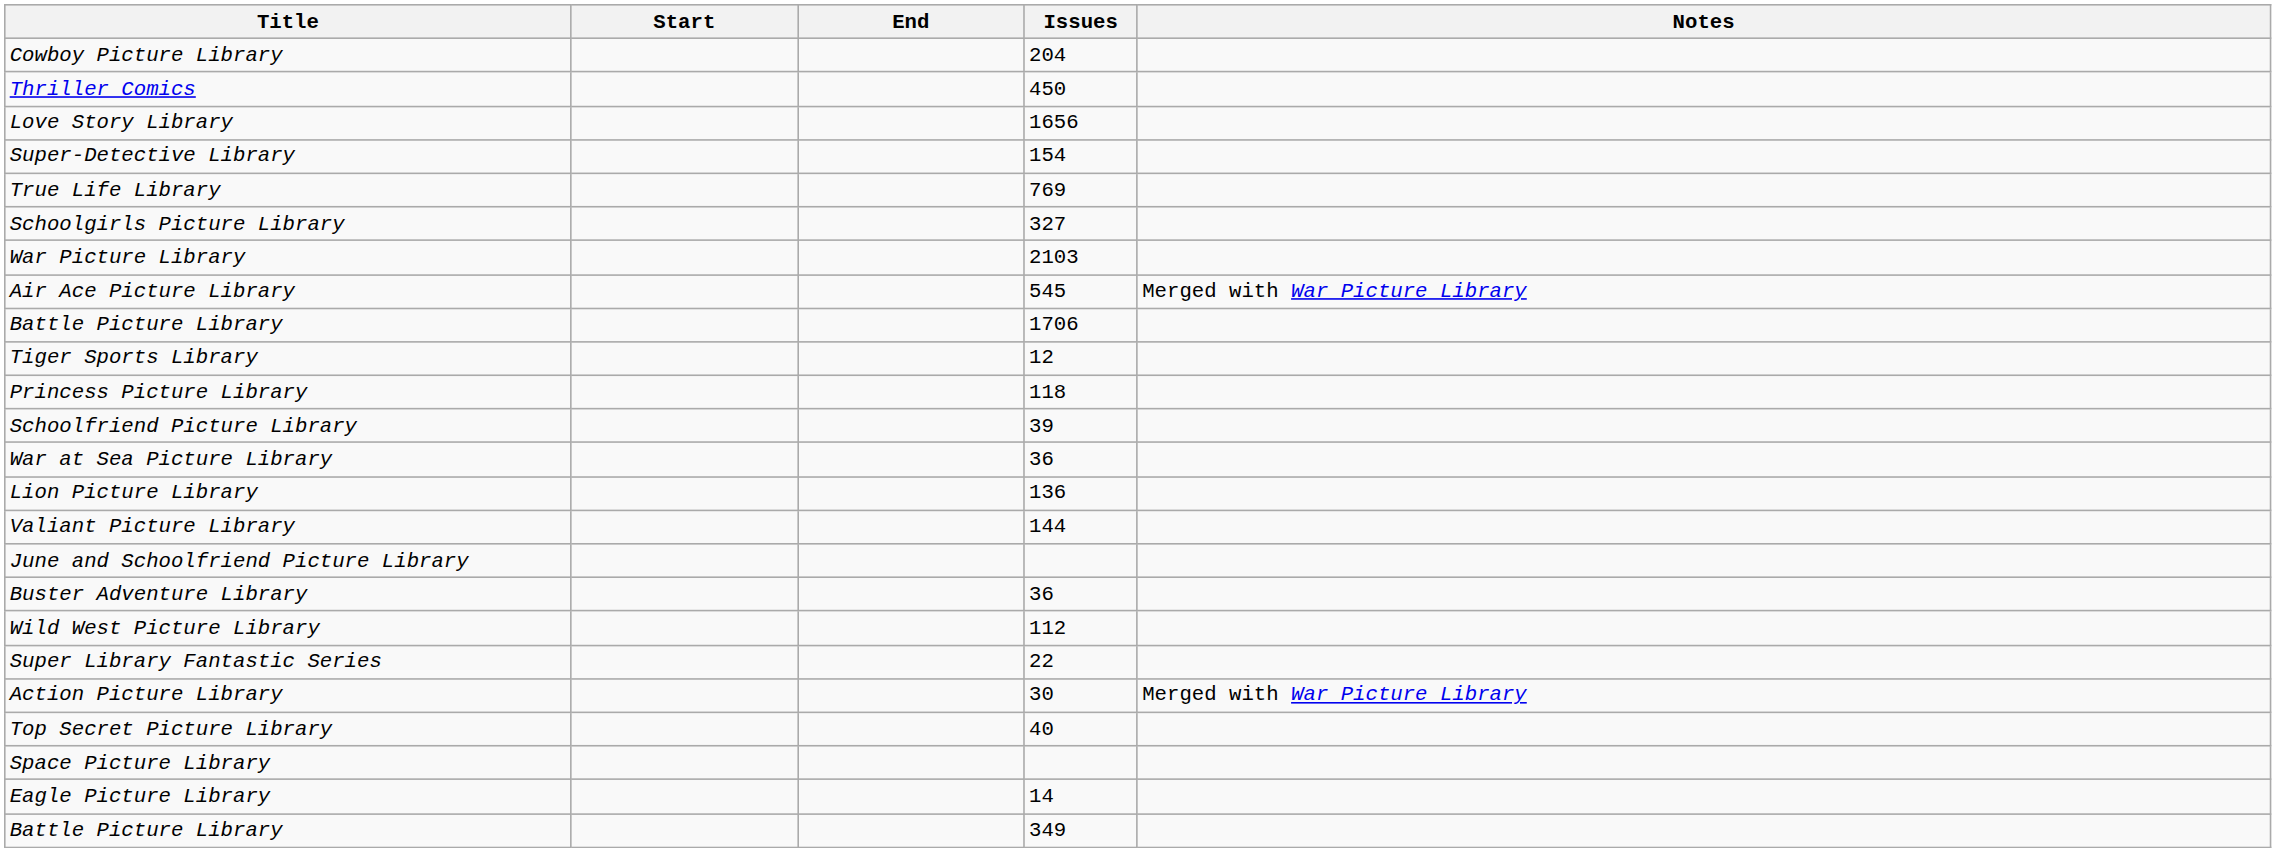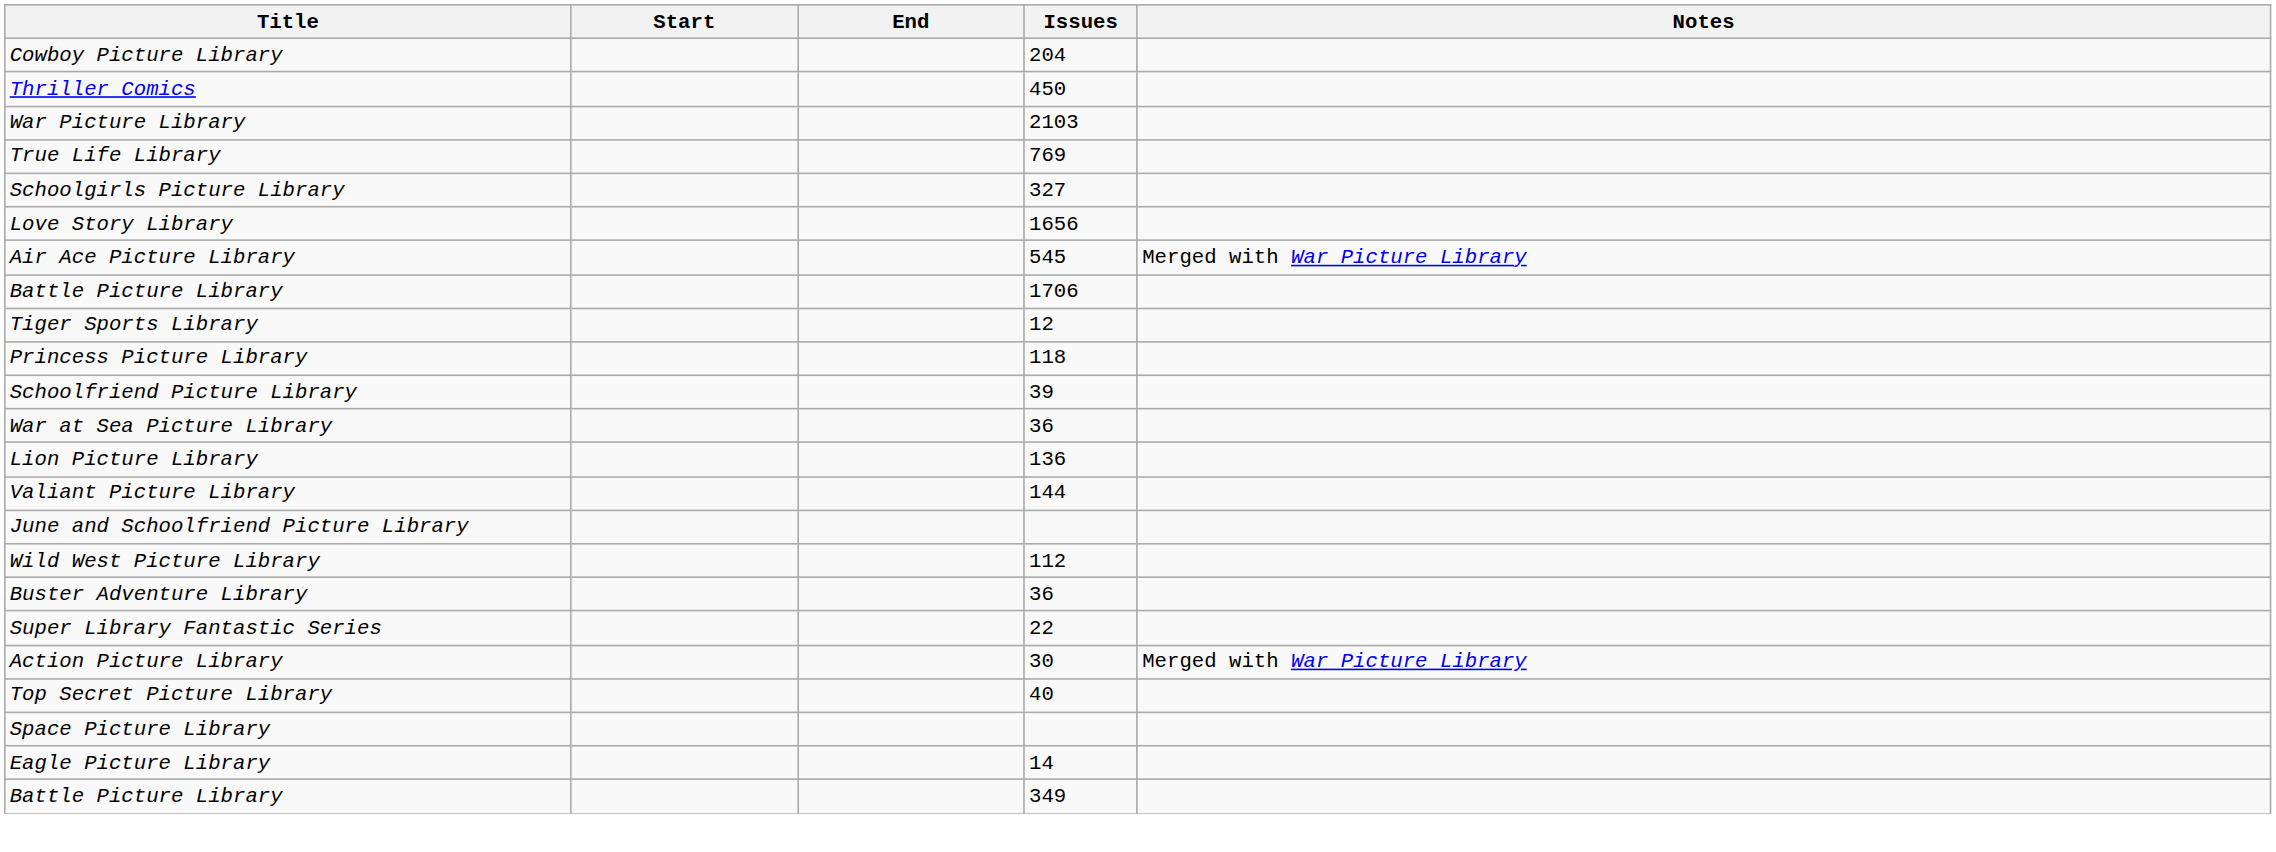rows swapped: (121, 123) <-> (128, 257)
- row: (152, 156)
rows swapped: (165, 628) <-> (159, 594)
